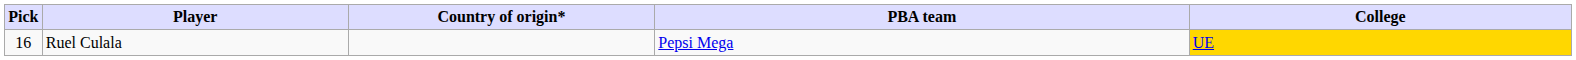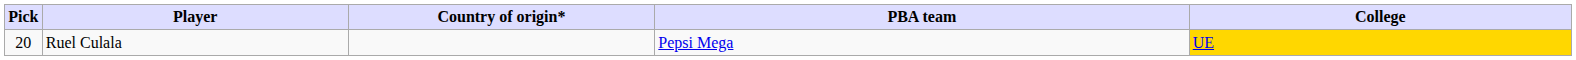(23, 42) 16 -> (23, 42) 20
